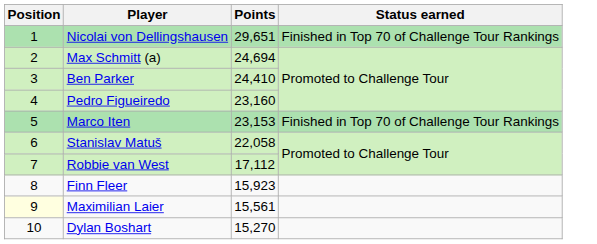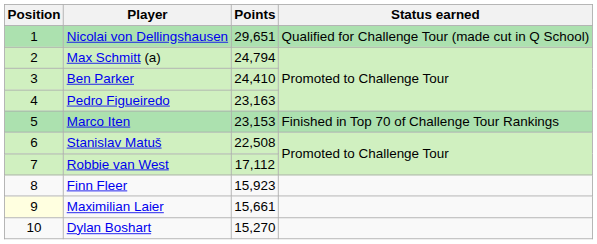(420, 36) Finished in Top 70 of Challenge Tour Rankings -> (435, 36) Qualified for Challenge Tour (made cut in Q School)
(255, 57) 24,694 -> (255, 57) 24,794
(255, 100) 23,160 -> (255, 100) 23,163
(255, 143) 22,058 -> (255, 143) 22,508
(255, 206) 15,561 -> (255, 206) 15,661
